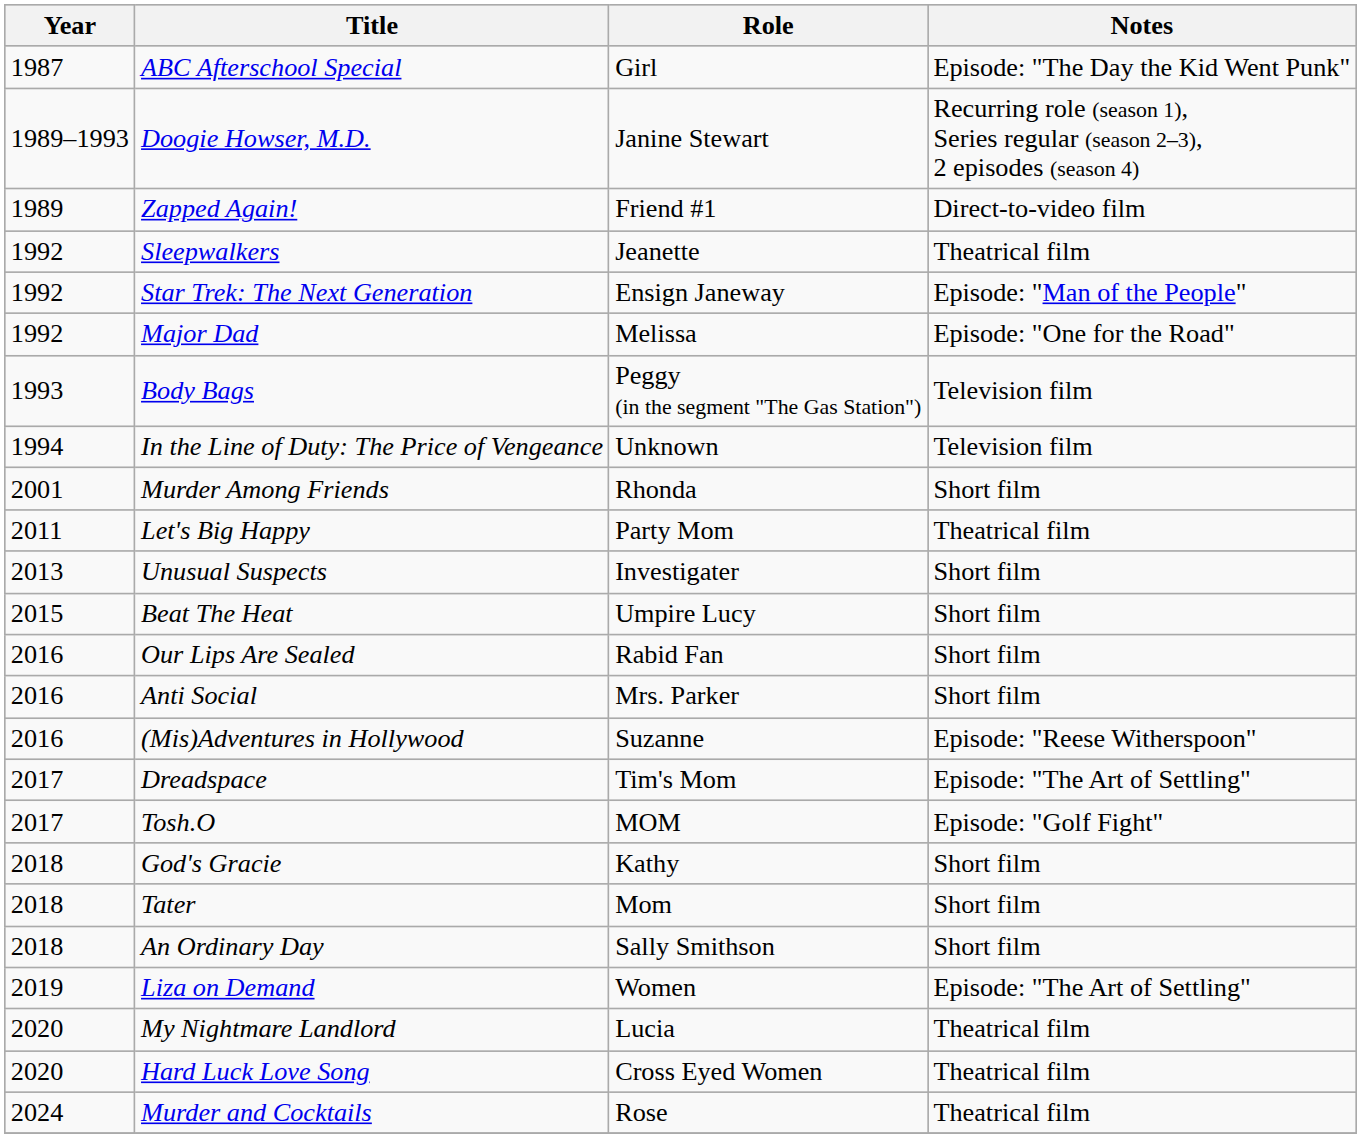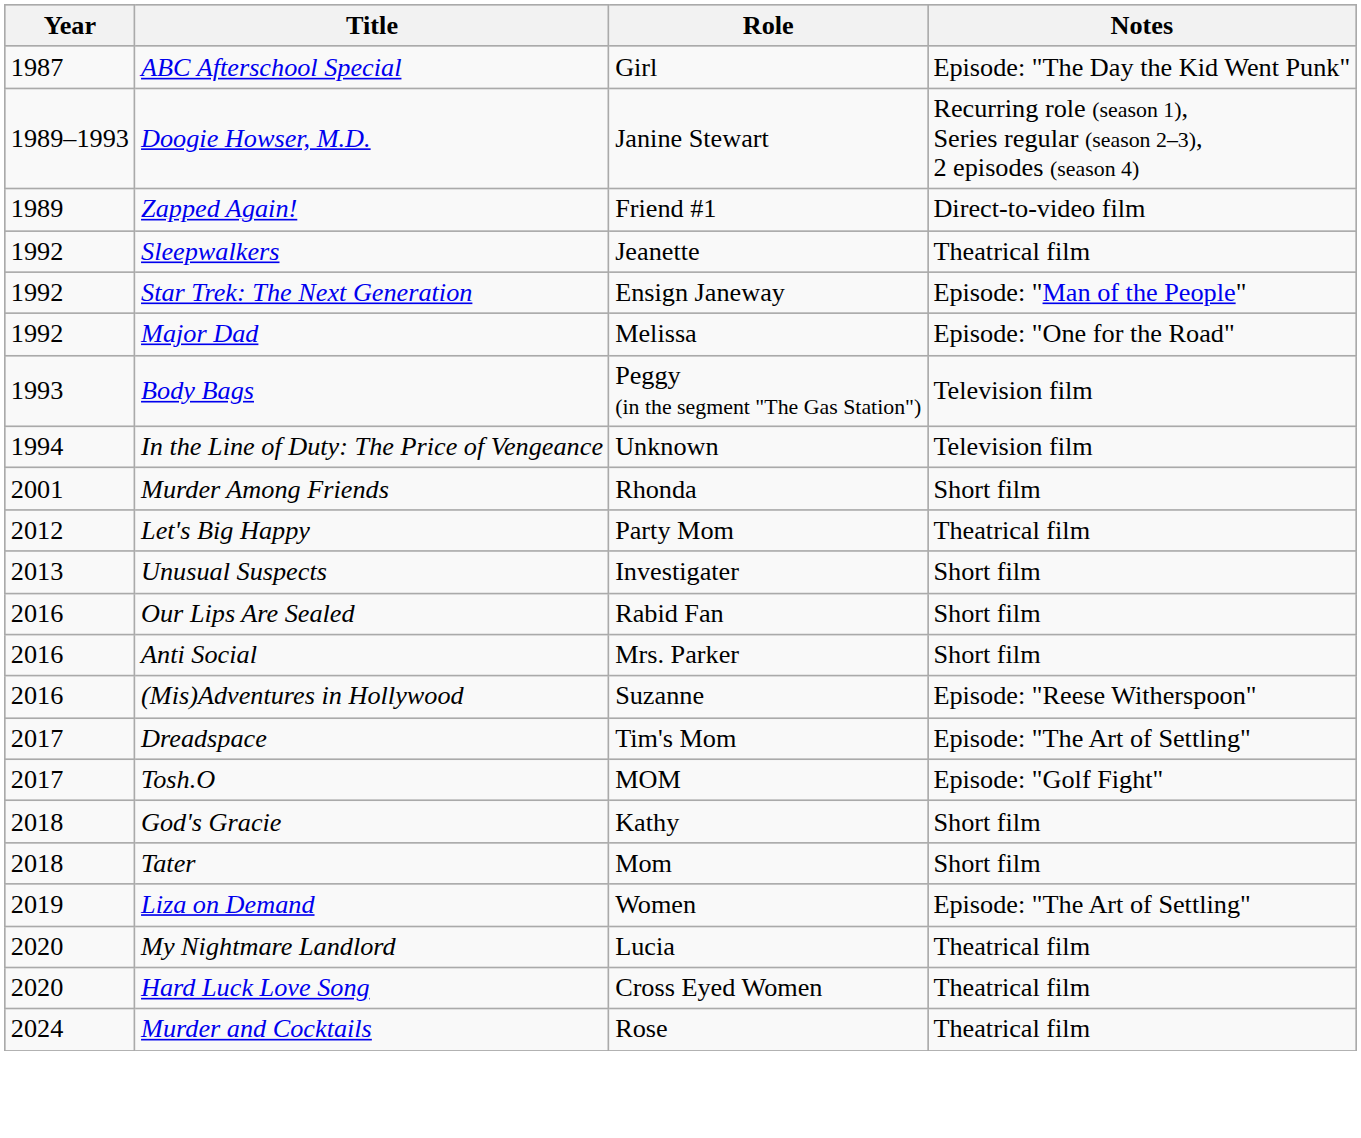(37, 530) 2011 -> (37, 530) 2012
- row: (217, 613)
- row: (232, 946)
